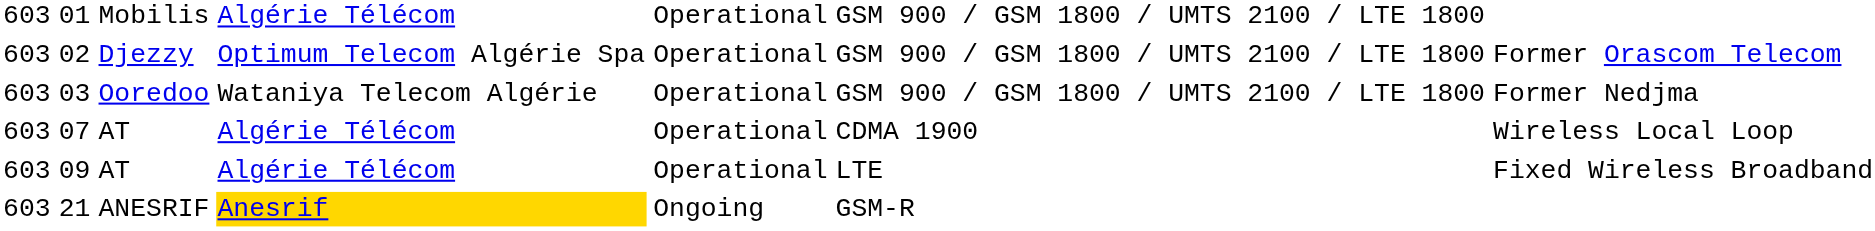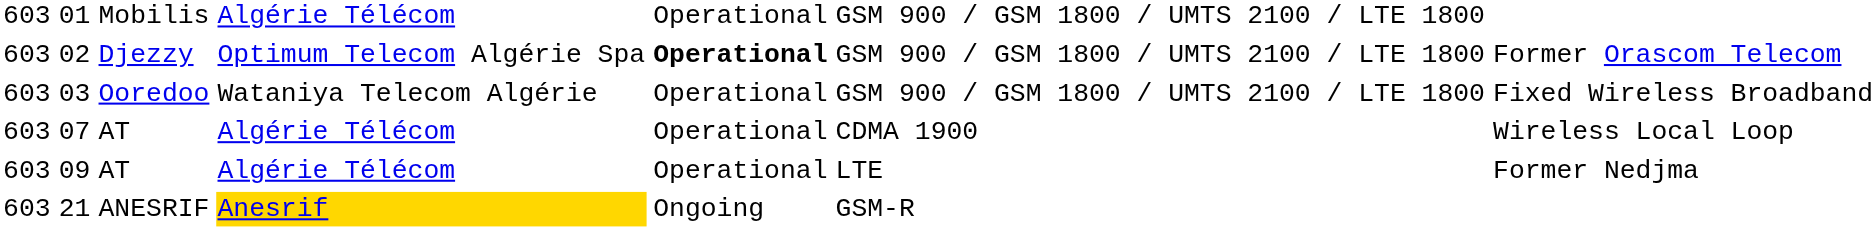(740, 55) normal -> (740, 55) bold
(1596, 93) Former Nedjma -> (1683, 93) Fixed Wireless Broadband
(1683, 171) Fixed Wireless Broadband -> (1596, 171) Former Nedjma
